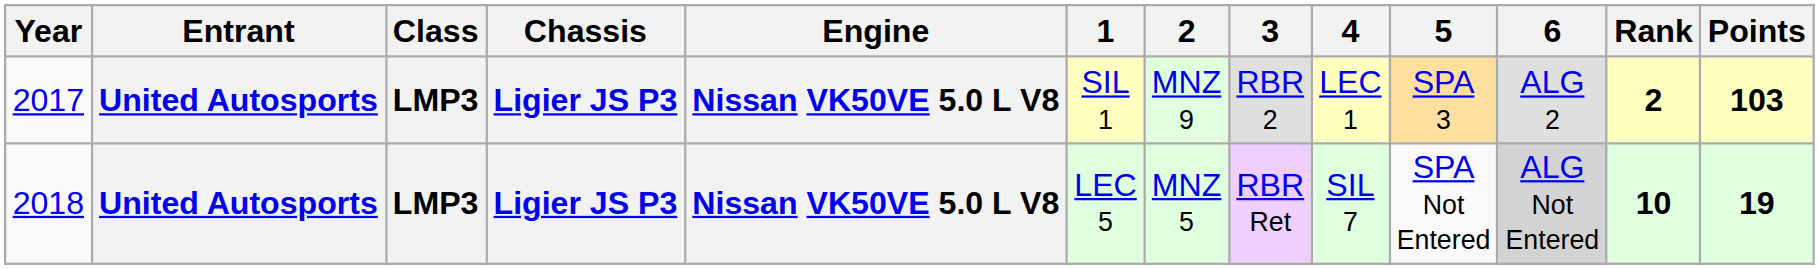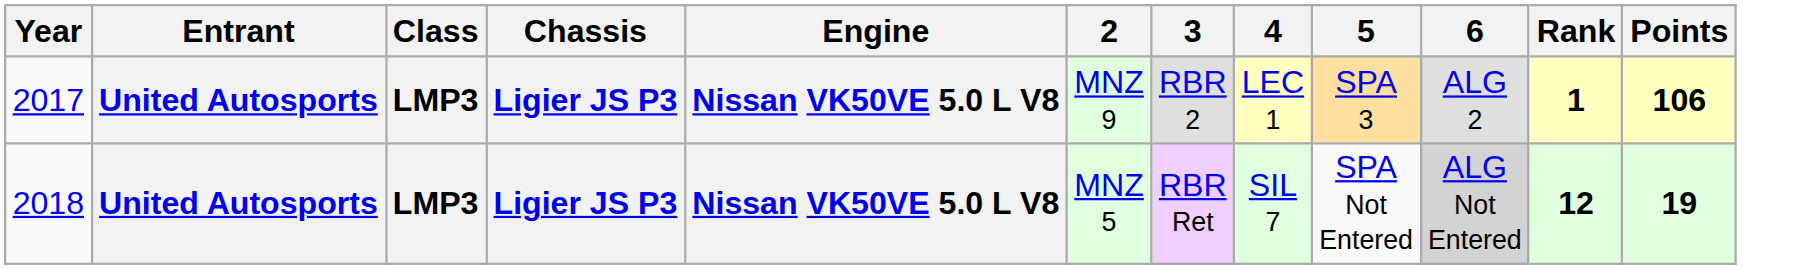- column: (1106, 31)
(1654, 99) 2 -> (1576, 99) 1
(1757, 99) 103 -> (1679, 99) 106
(1654, 204) 10 -> (1576, 204) 12
